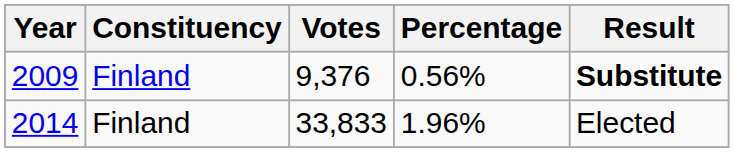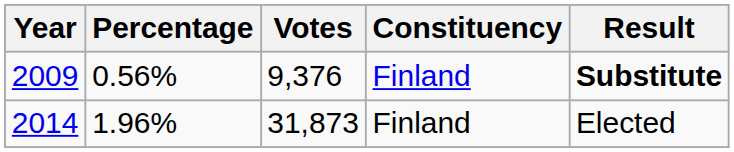columns swapped: (187, 28) <-> (481, 28)
(341, 123) 33,833 -> (313, 123) 31,873
